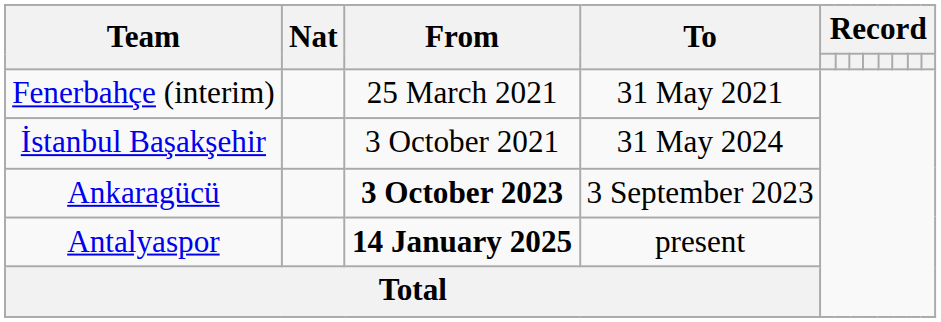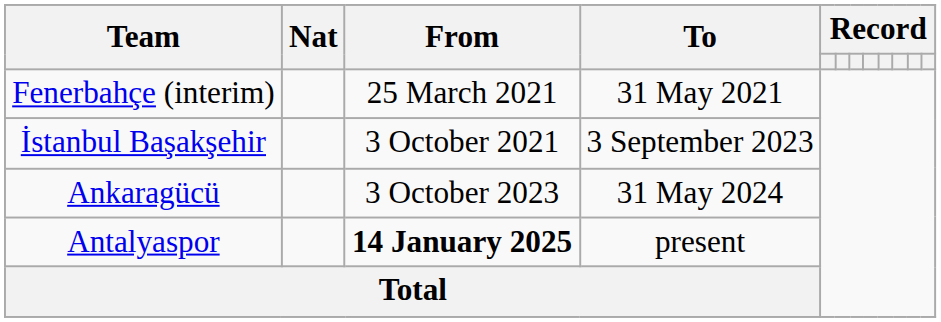(700, 142) 31 May 2024 -> (700, 142) 3 September 2023
(462, 192) bold -> (462, 192) normal
(700, 192) 3 September 2023 -> (700, 192) 31 May 2024
